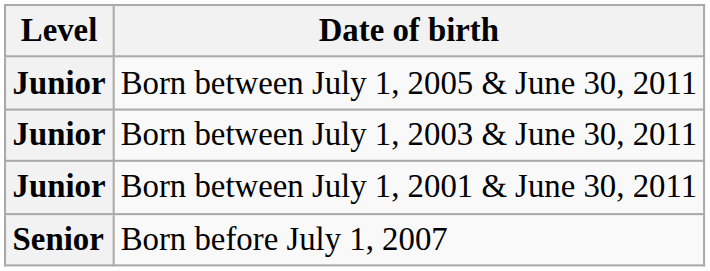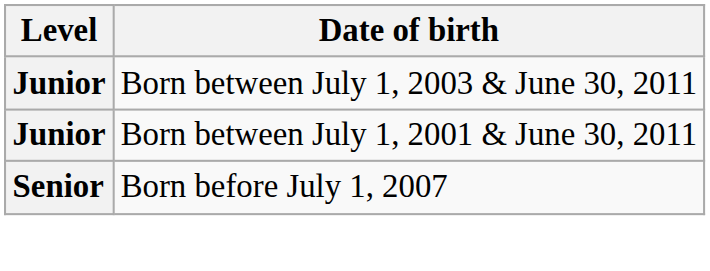- row: (409, 82)
